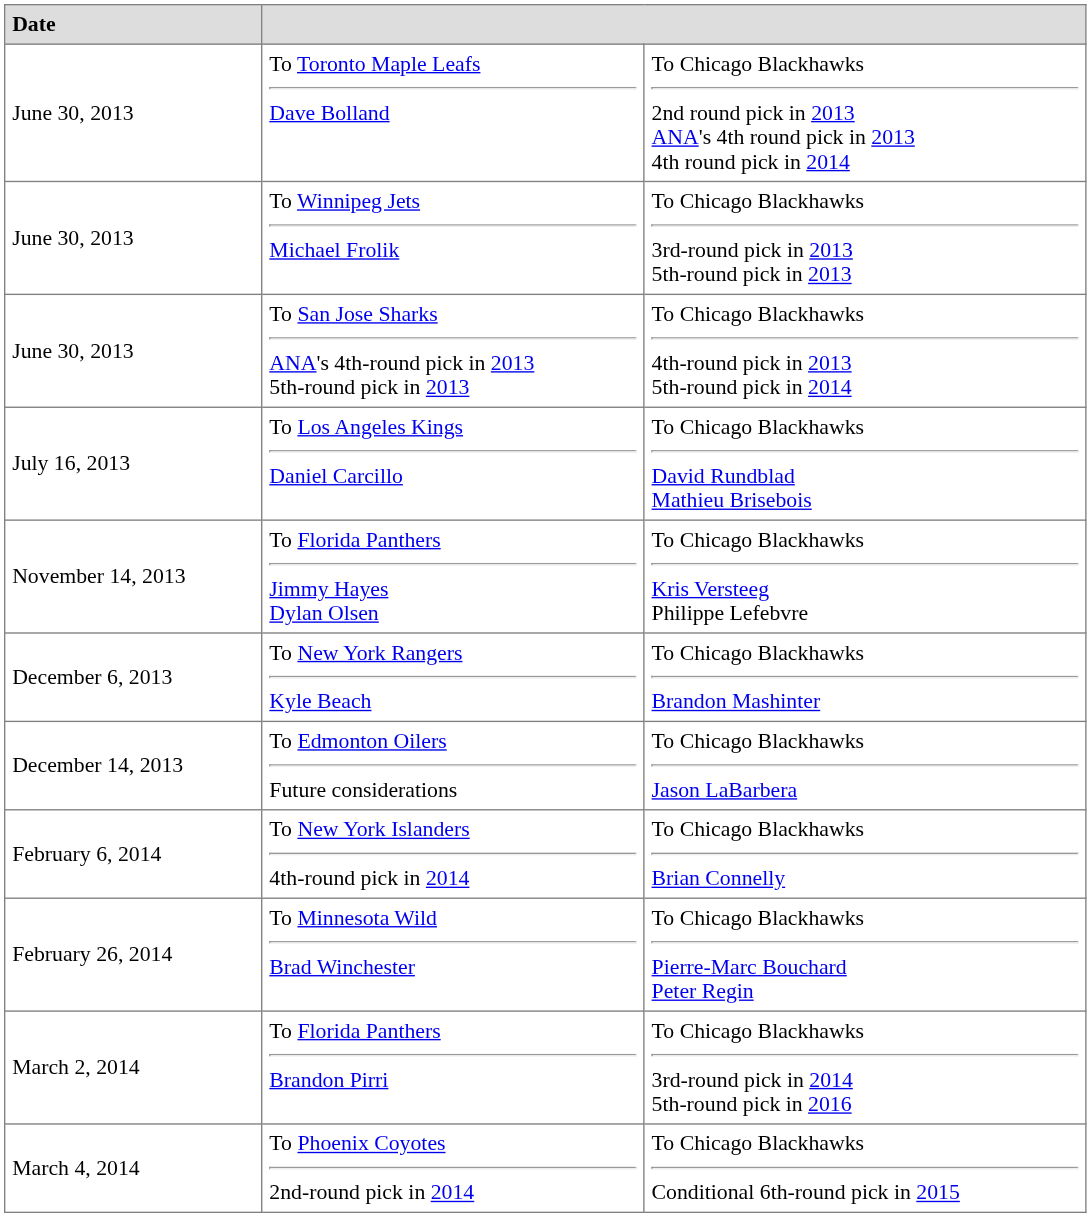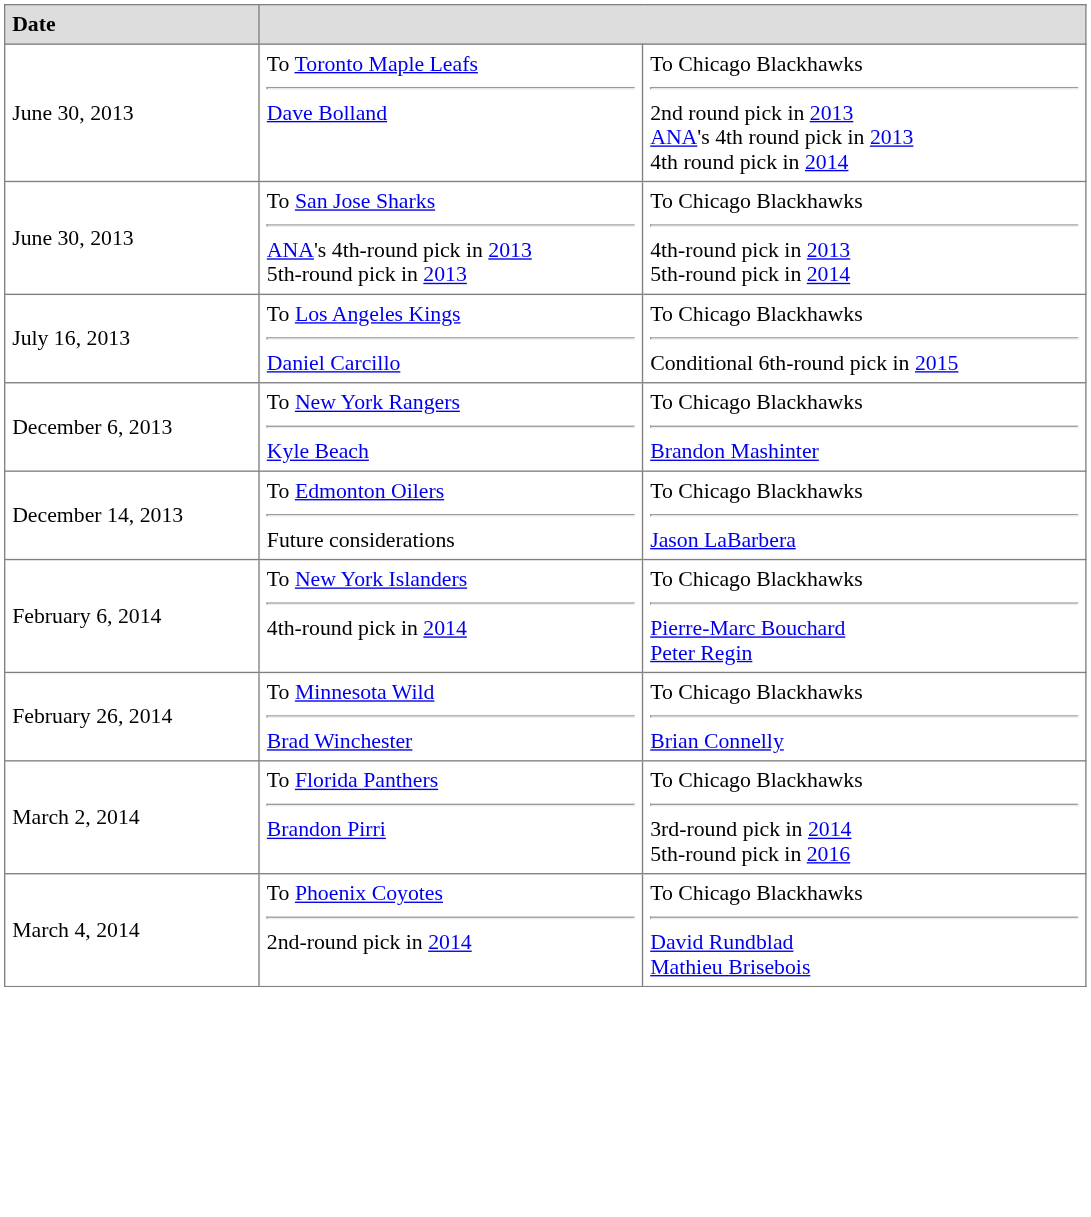- row: (453, 225)
(865, 463) To Chicago Blackhawks David Rundblad Mathieu Brisebois -> (864, 338) To Chicago Blackhawks Conditional 6th-round pick in 2015
- row: (453, 576)
(865, 853) To Chicago Blackhawks Brian Connelly -> (864, 615) To Chicago Blackhawks Pierre-Marc Bouchard Peter Regin
(865, 954) To Chicago Blackhawks Pierre-Marc Bouchard Peter Regin -> (864, 716) To Chicago Blackhawks Brian Connelly
(865, 1167) To Chicago Blackhawks Conditional 6th-round pick in 2015 -> (864, 929) To Chicago Blackhawks David Rundblad Mathieu Brisebois
